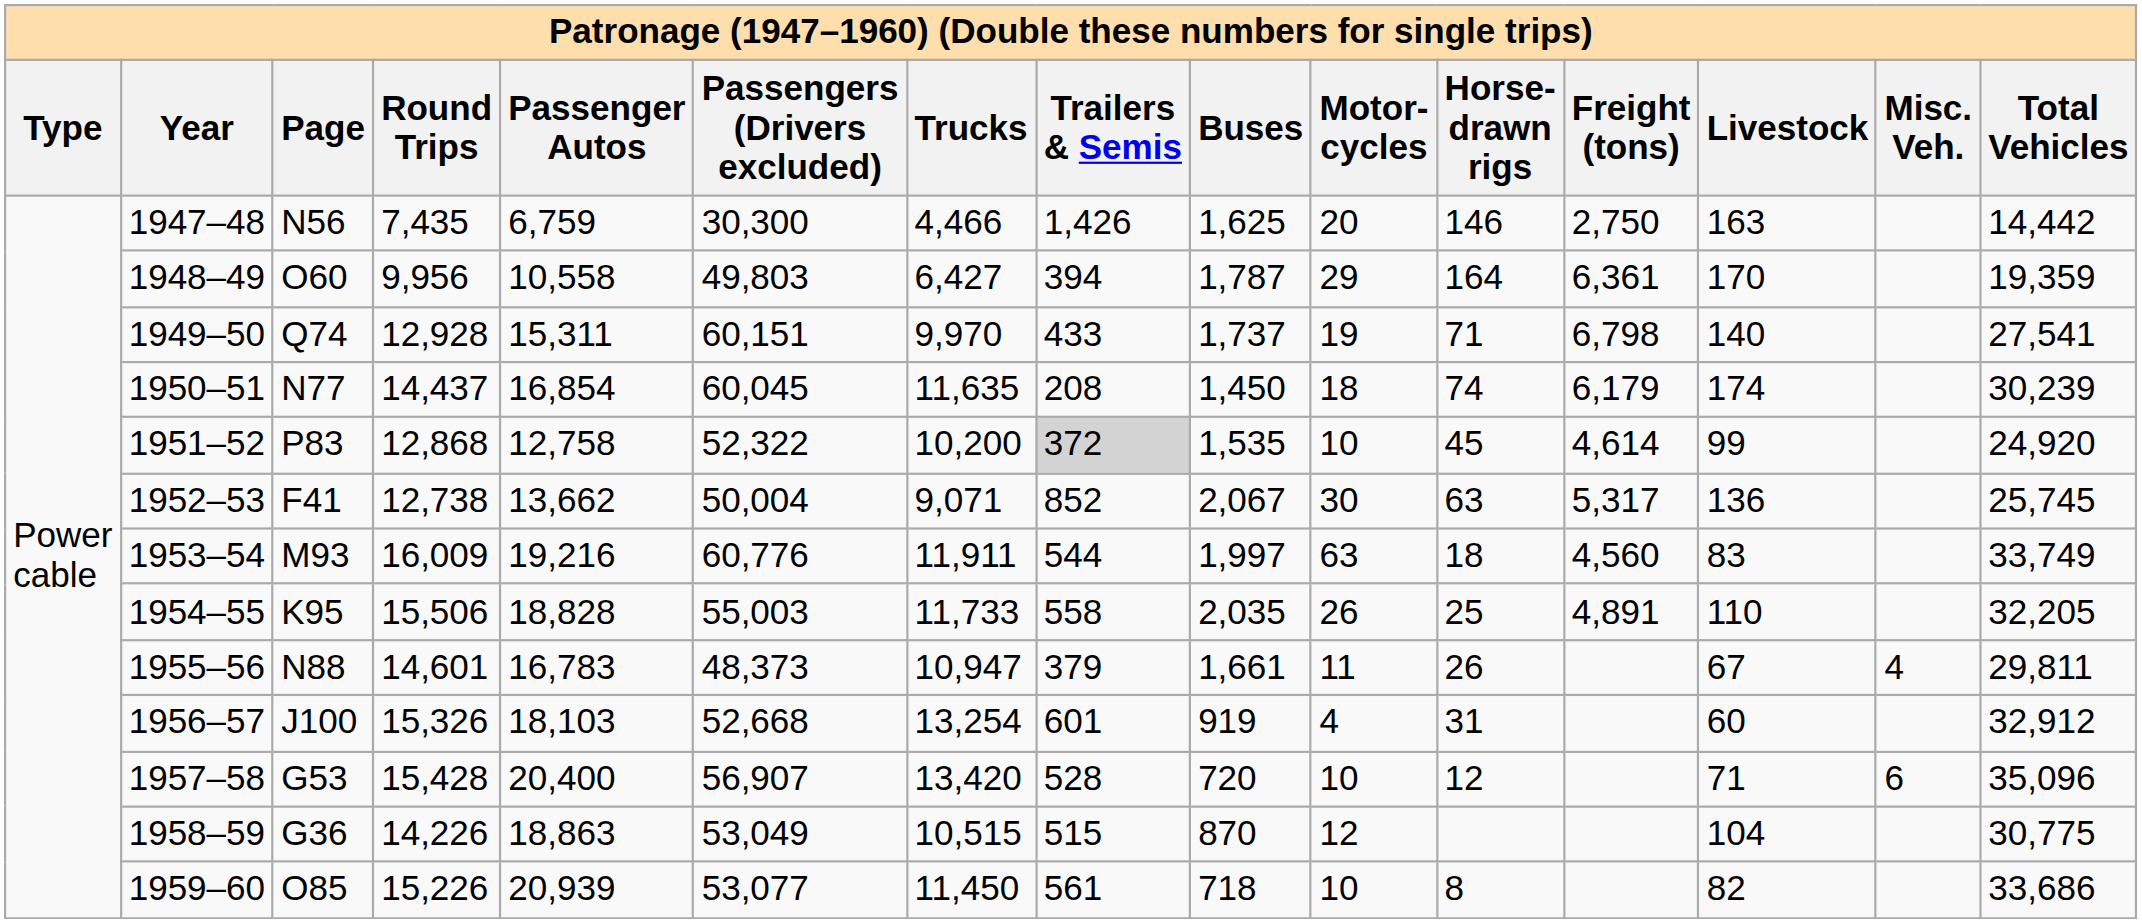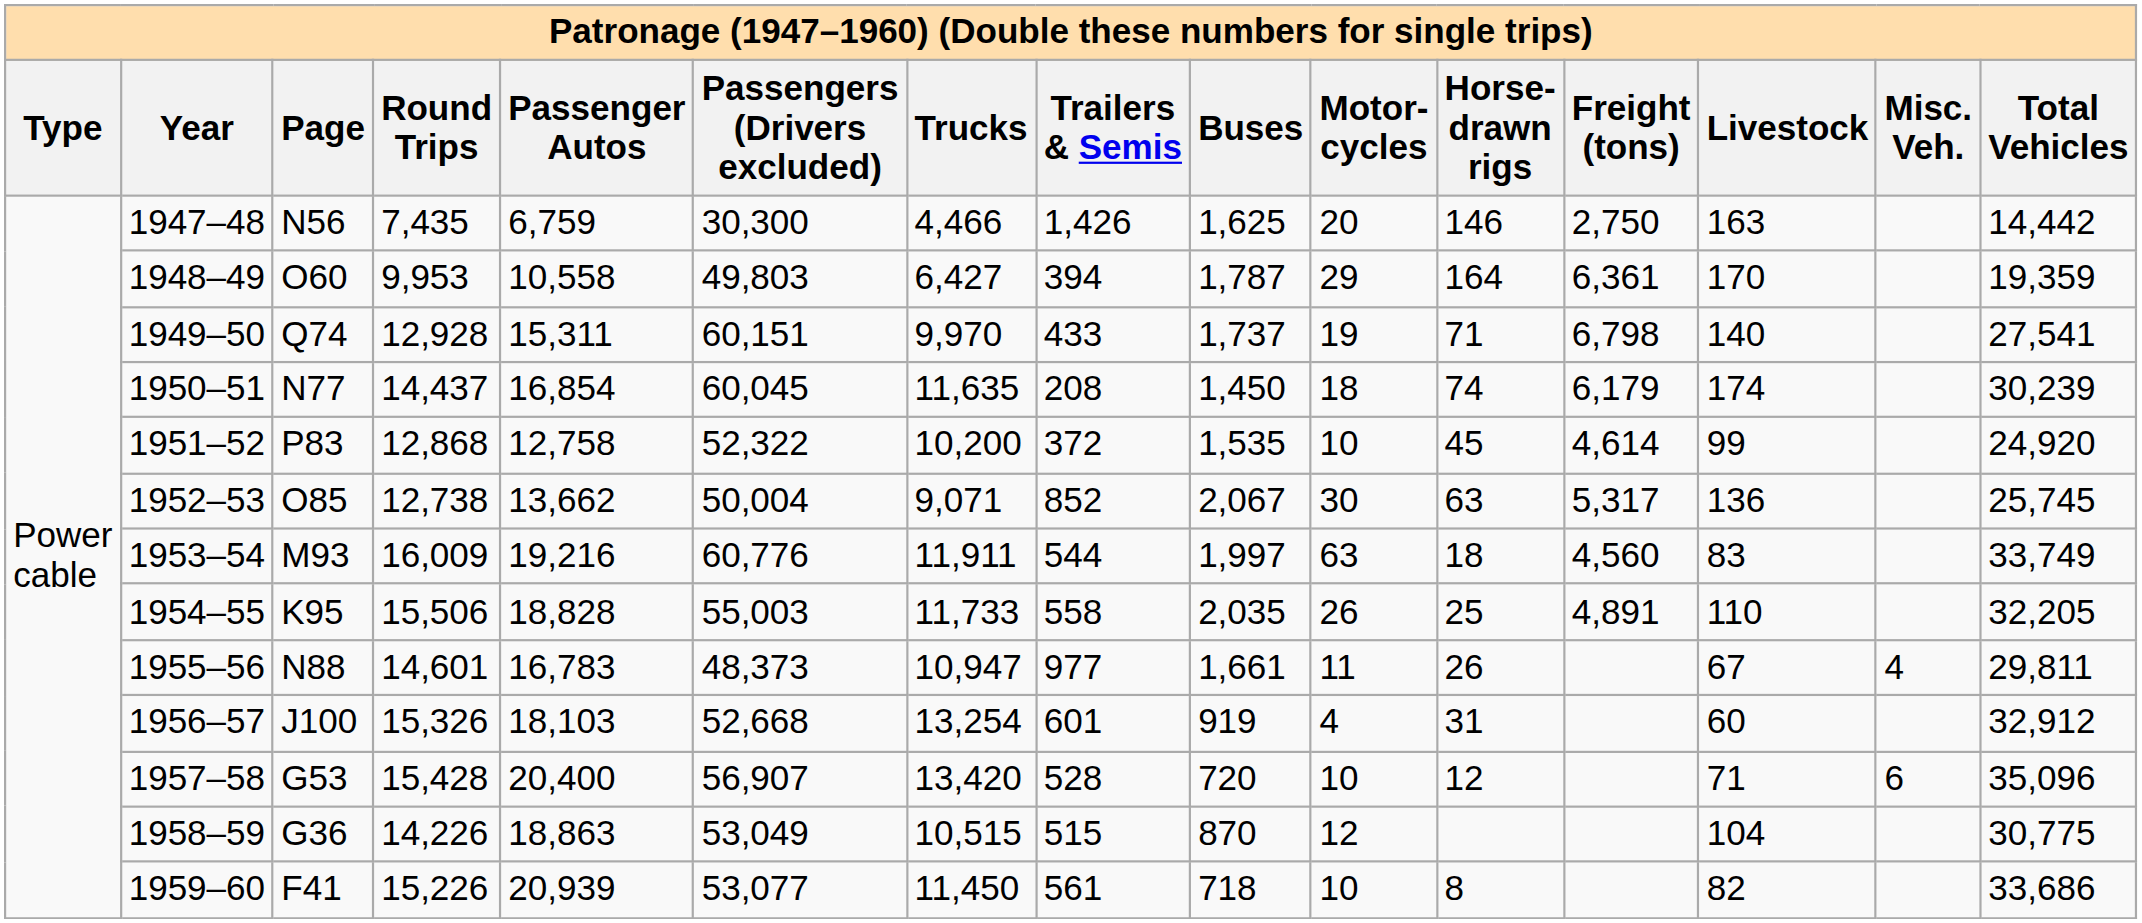(425, 277) 9,956 -> (425, 277) 9,953
(1073, 444) lightgrey background -> (1073, 444) no background
(311, 500) F41 -> (314, 500) O85
(1073, 666) 379 -> (1073, 666) 977
(314, 889) O85 -> (311, 889) F41
